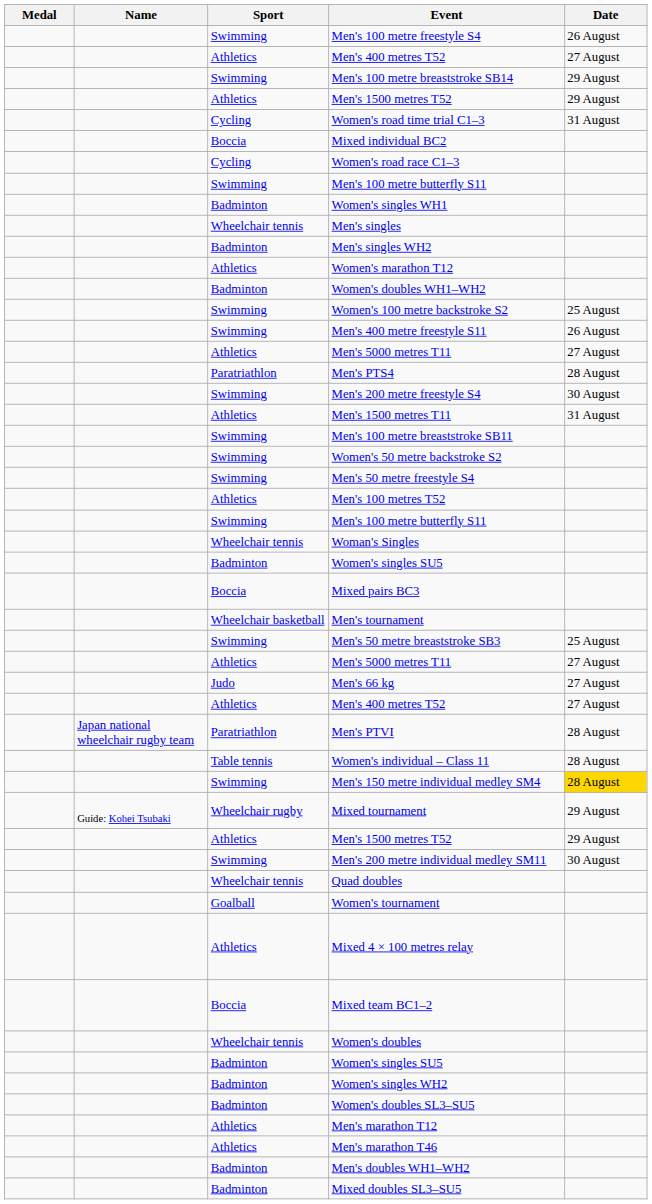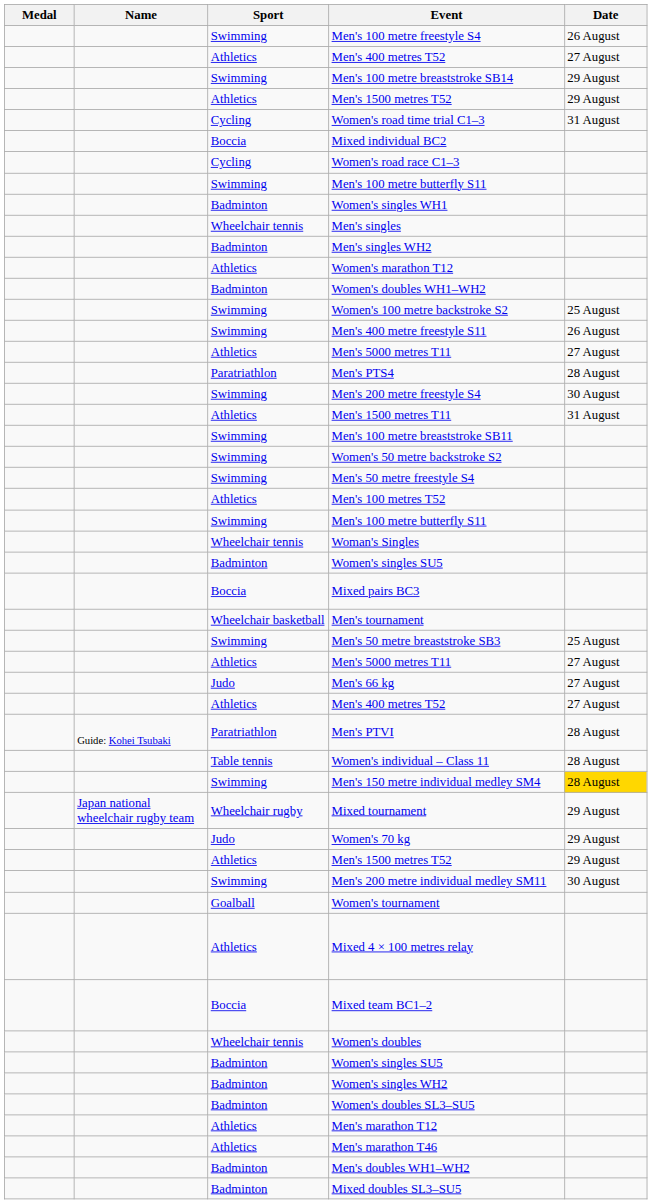(136, 732) Japan national wheelchair rugby team -> (124, 741) Guide: Kohei Tsubaki
(124, 819) Guide: Kohei Tsubaki -> (136, 810) Japan national wheelchair rugby team
+ row: (223, 839)
- row: (257, 881)
